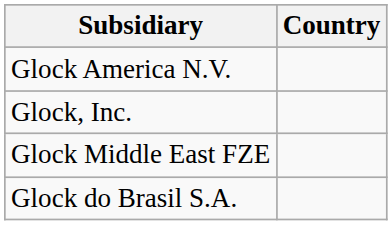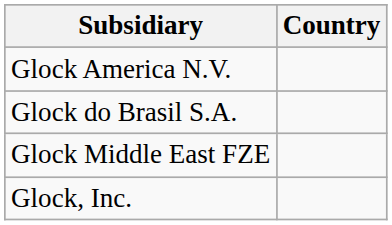rows swapped: (72, 111) <-> (124, 197)
